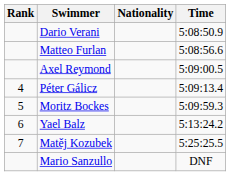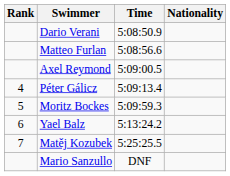columns swapped: (145, 13) <-> (201, 13)
